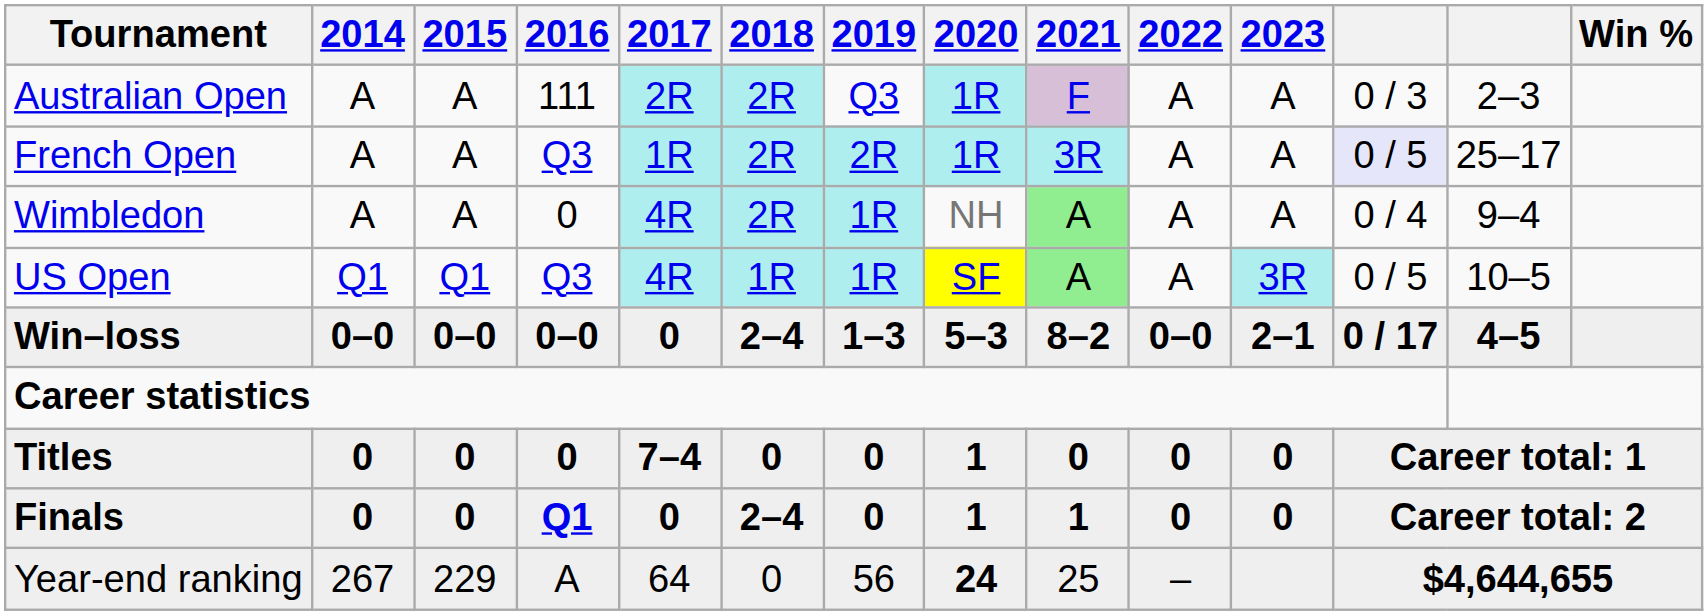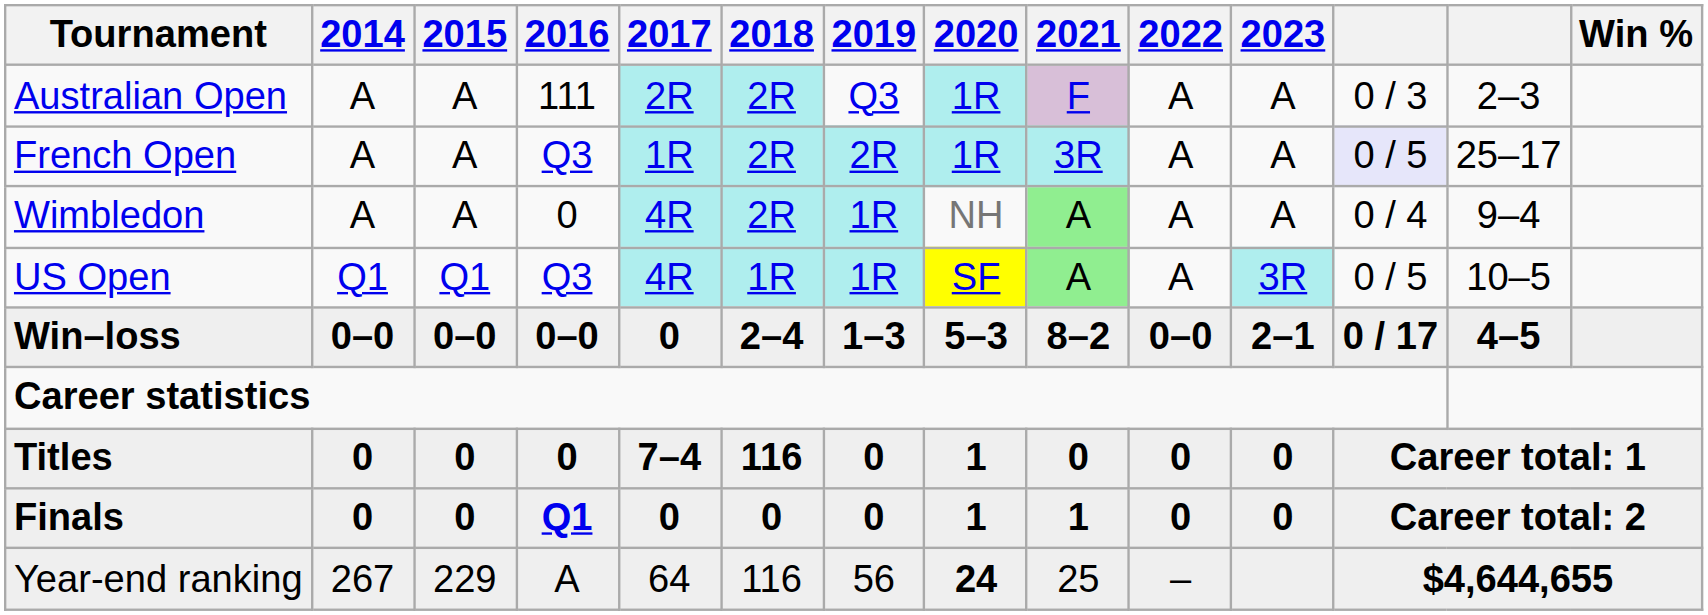(772, 457) 0 -> (772, 457) 116
(772, 517) 2–4 -> (772, 517) 0
(772, 578) 0 -> (772, 578) 116
